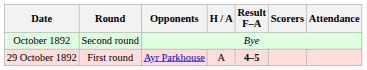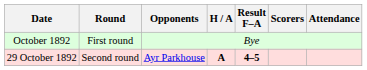(110, 40) Second round -> (110, 40) First round
(110, 57) First round -> (110, 57) Second round
(221, 57) normal -> (221, 57) bold
